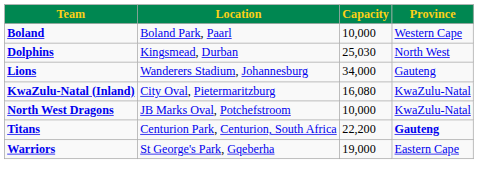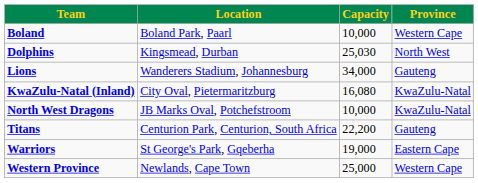(417, 129) bold -> (415, 129) normal
+ row: (53, 168)
